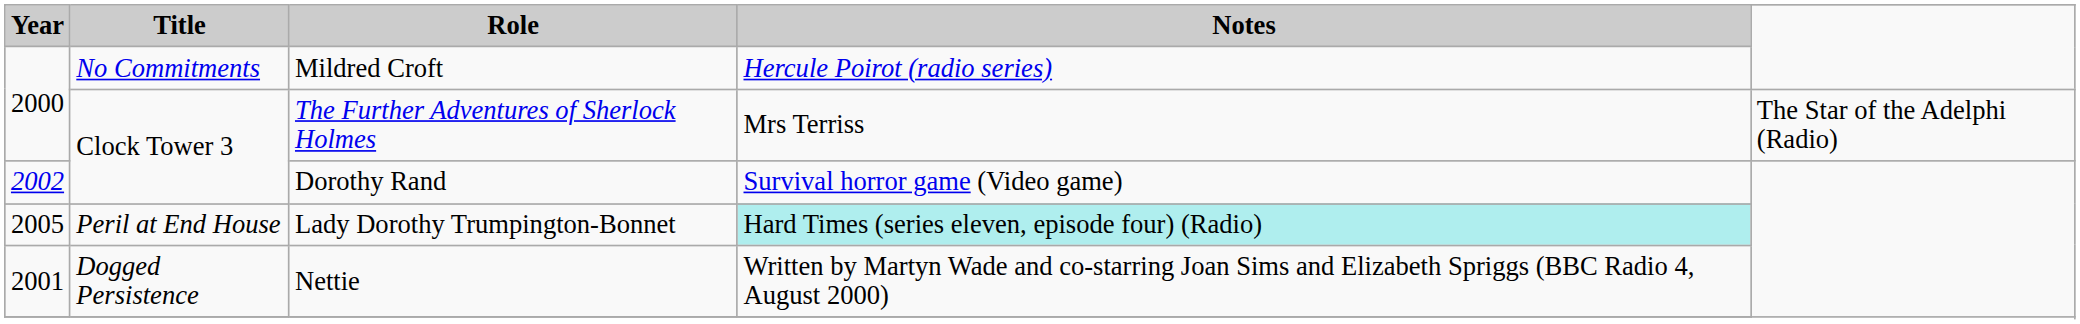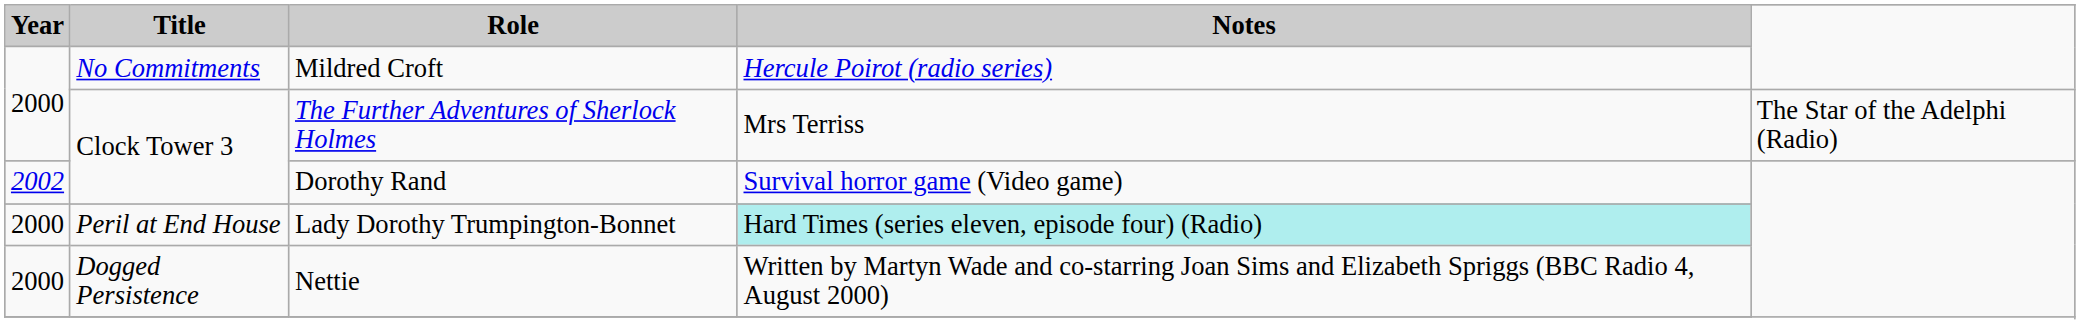(38, 223) 2005 -> (38, 223) 2000
(38, 280) 2001 -> (38, 280) 2000
